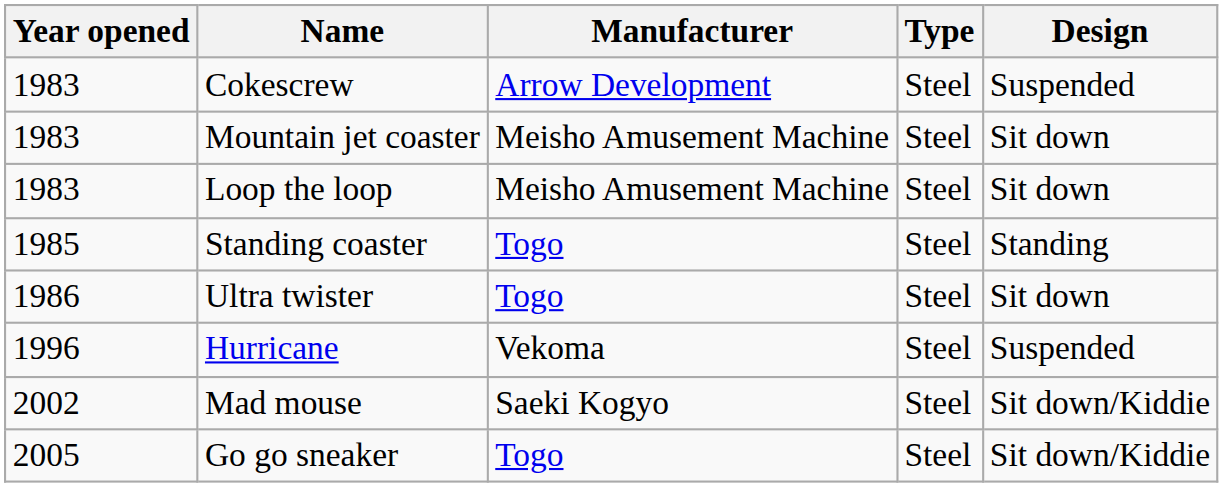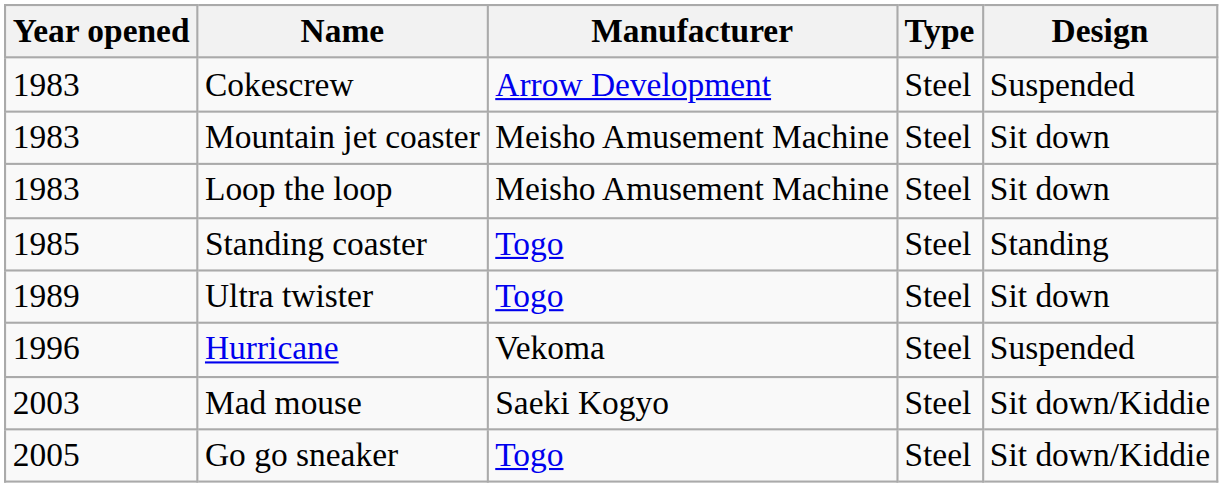(46, 296) 1986 -> (46, 296) 1989
(46, 402) 2002 -> (46, 402) 2003
